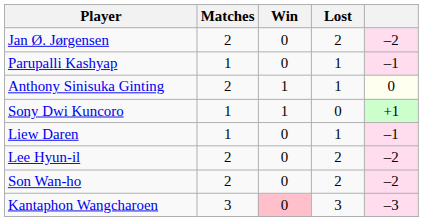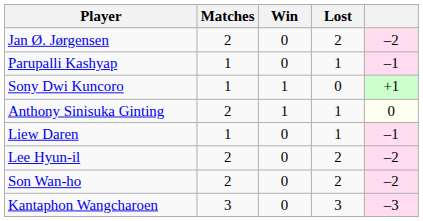rows swapped: (86, 87) <-> (66, 110)
(285, 205) pink background -> (285, 205) no background
